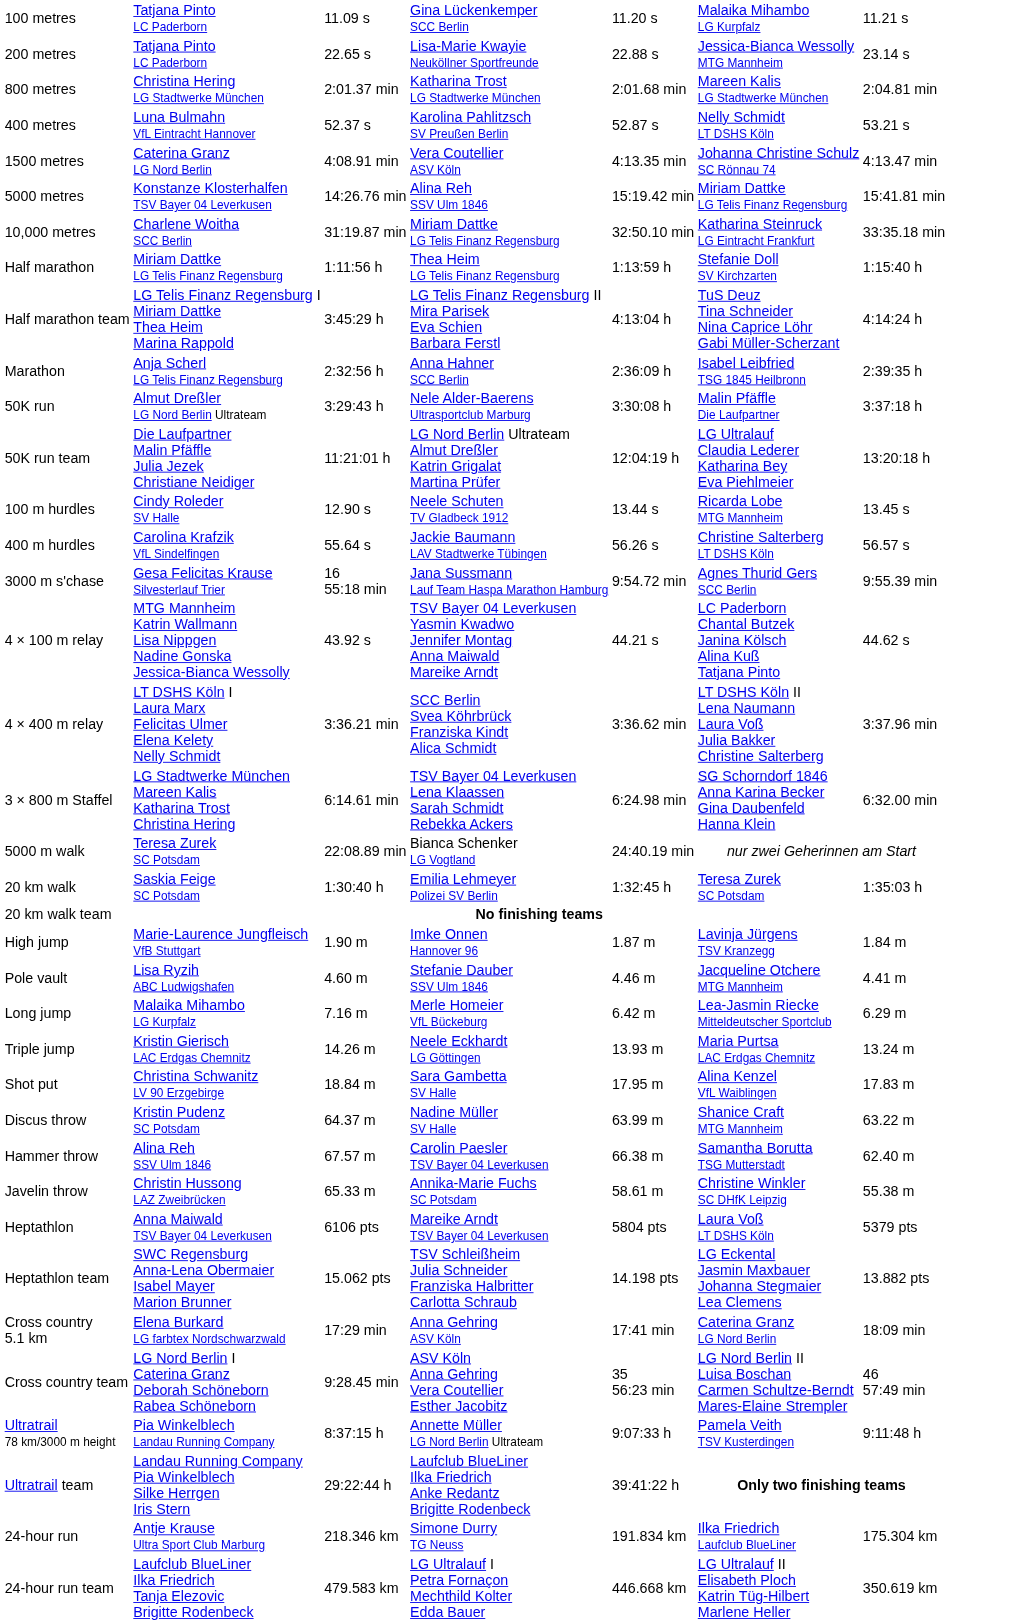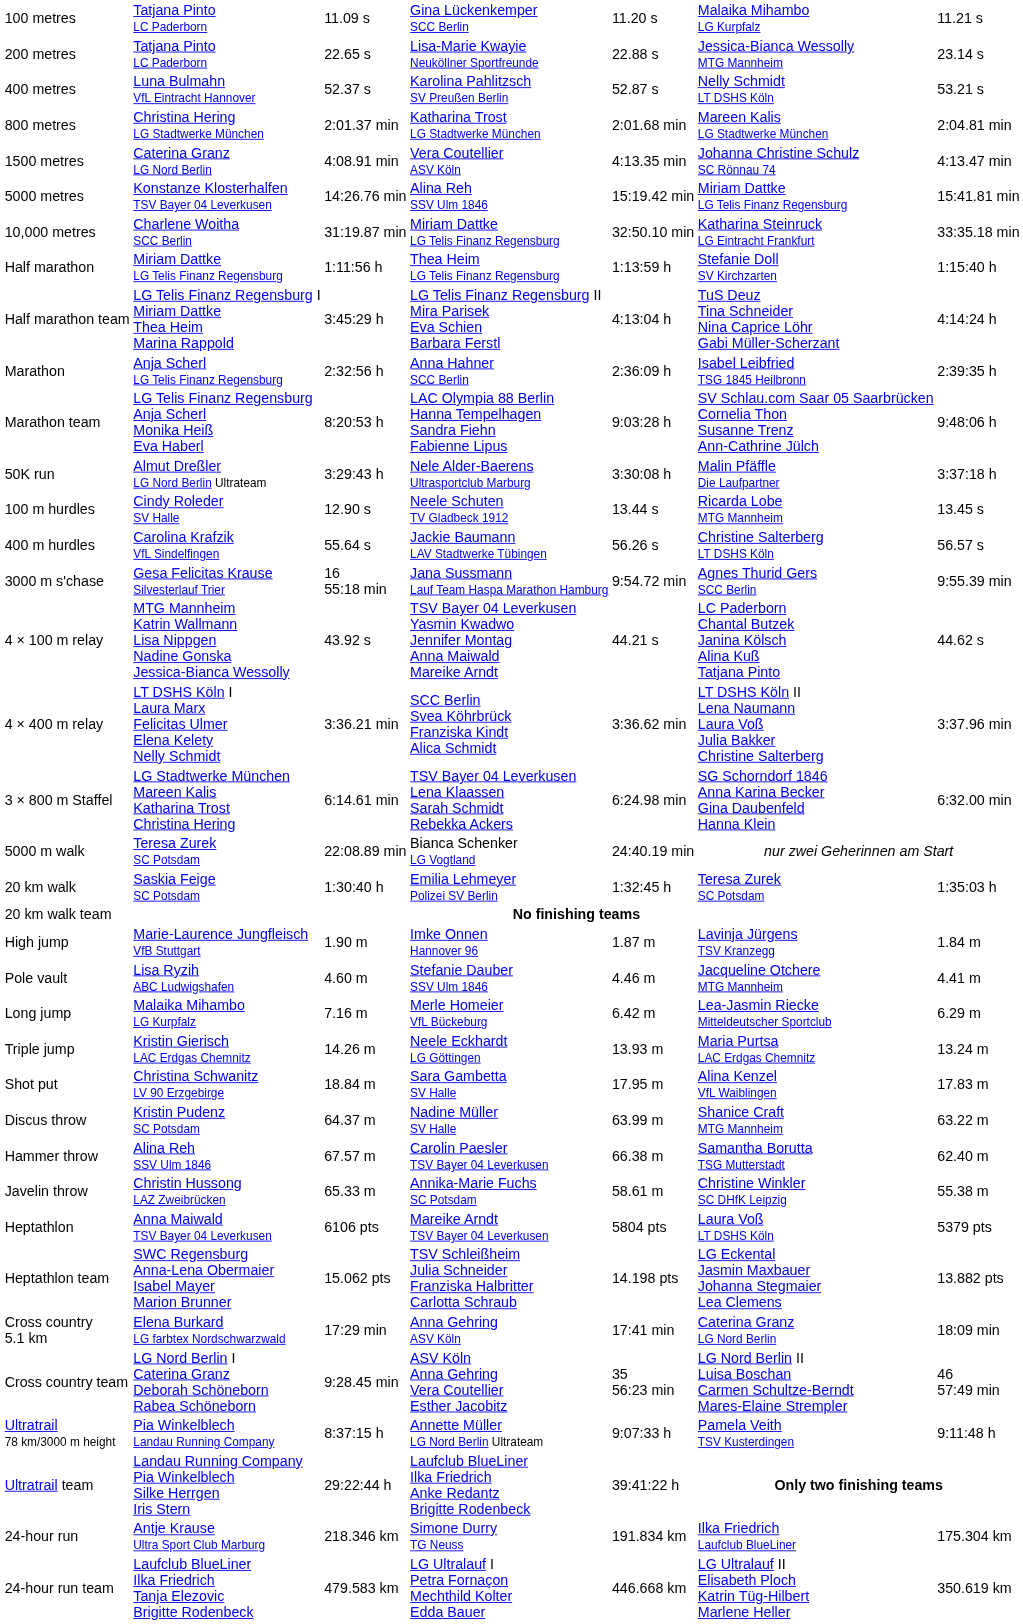rows swapped: (40, 125) <-> (40, 89)
+ row: (53, 422)
- row: (47, 458)
